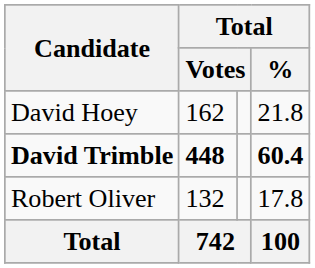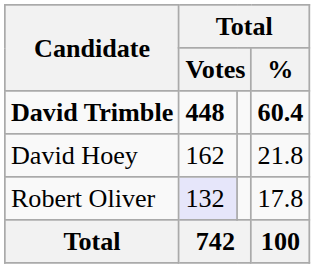rows swapped: (92, 155) <-> (74, 112)
(205, 198) no background -> (205, 198) lavender background
